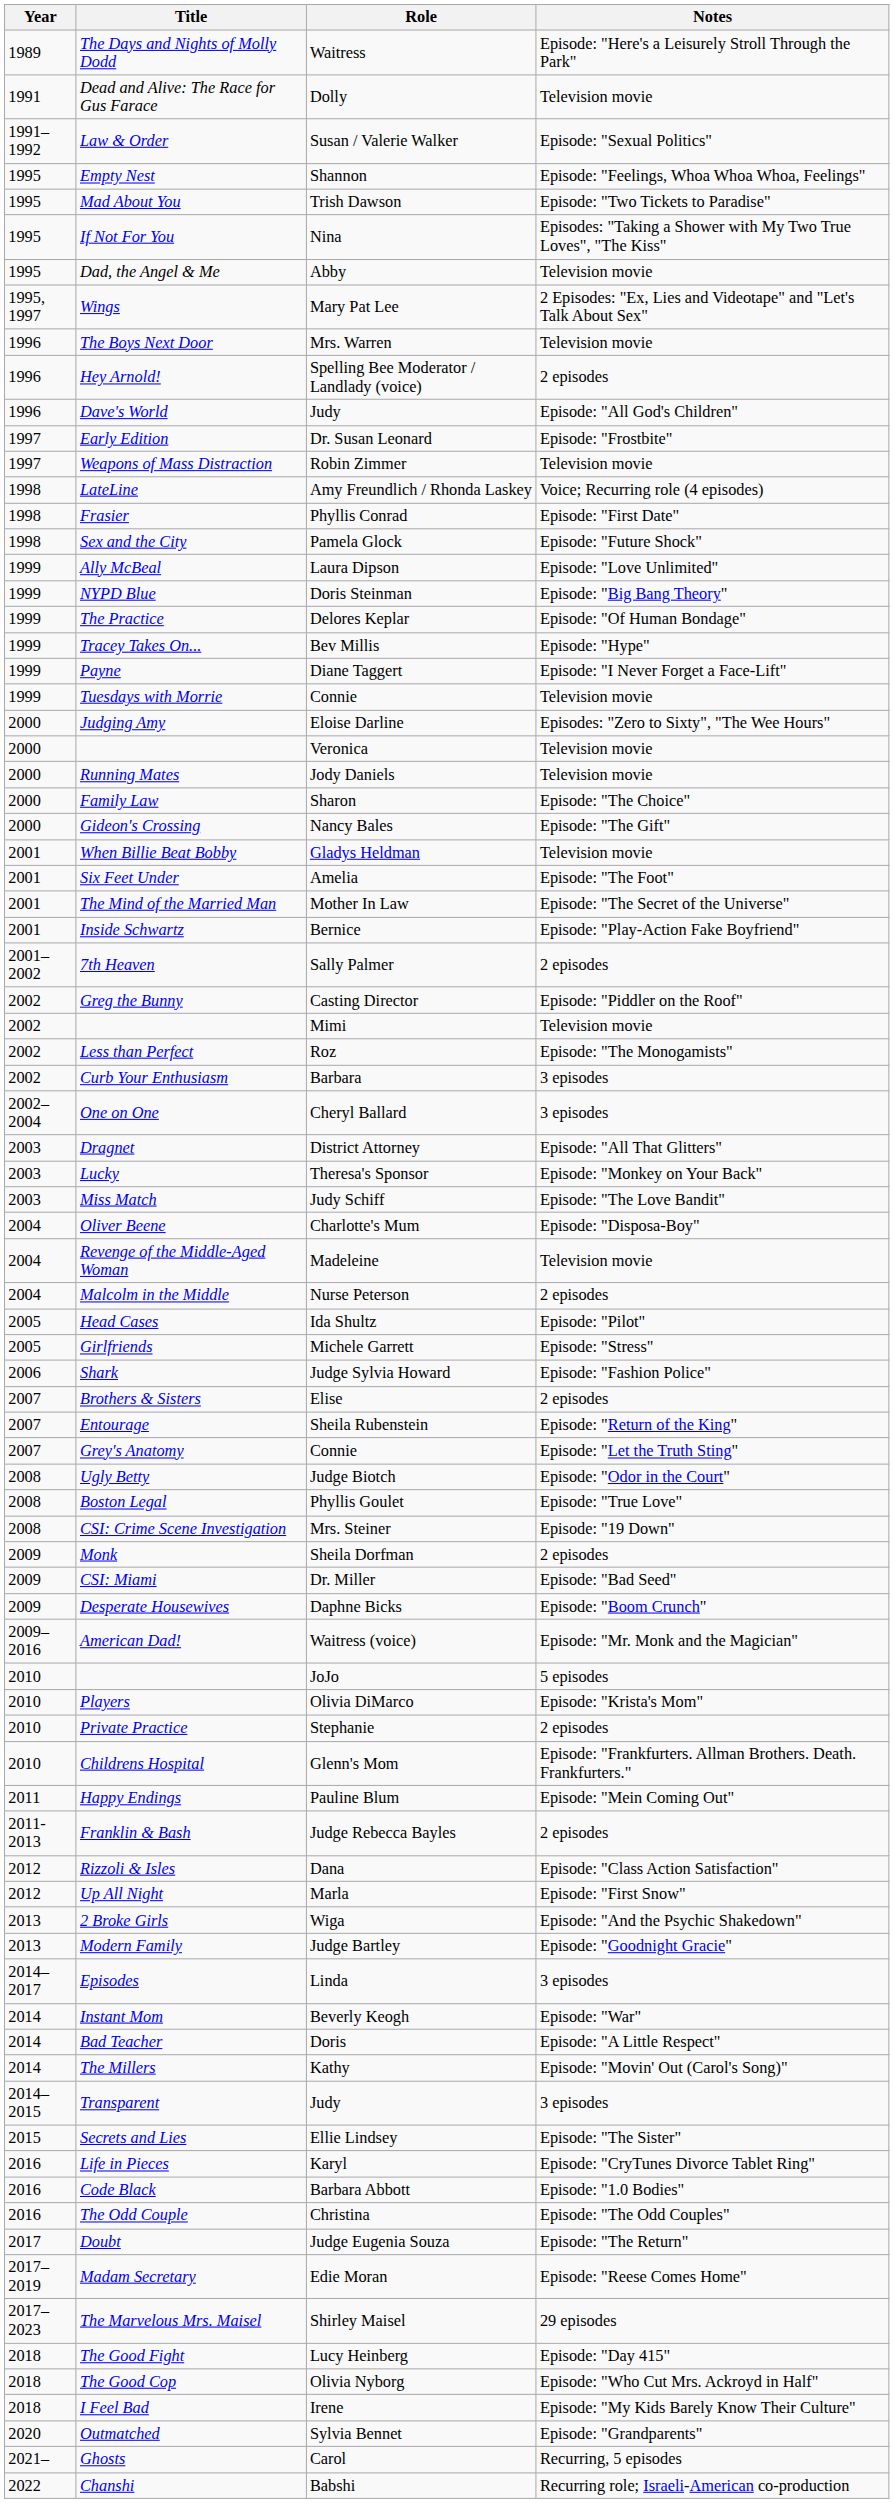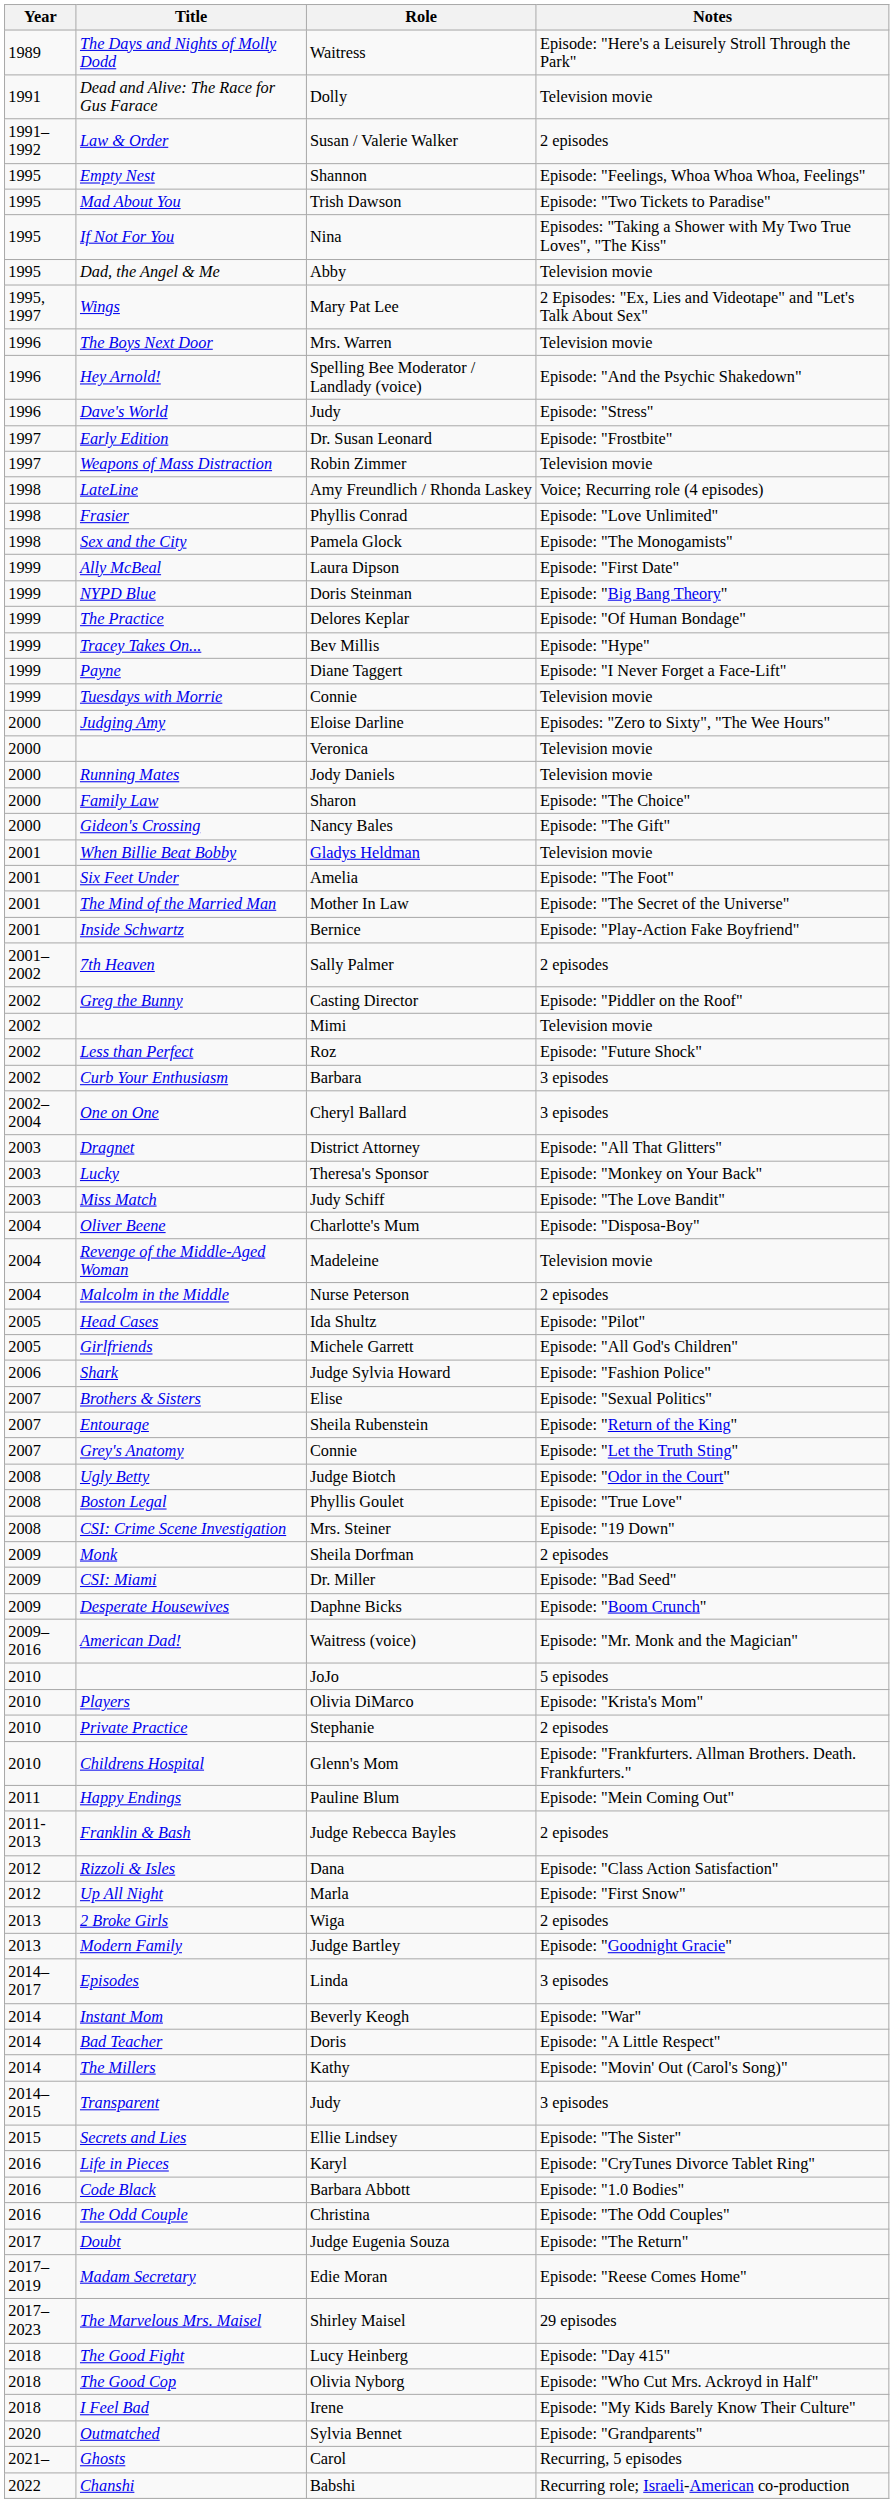(626, 140) Episode: "Sexual Politics" -> (574, 140) 2 episodes
(574, 377) 2 episodes -> (671, 377) Episode: "And the Psychic Shakedown"
(639, 412) Episode: "All God's Children" -> (597, 412) Episode: "Stress"
(610, 515) Episode: "First Date" -> (629, 515) Episode: "Love Unlimited"
(621, 541) Episode: "Future Shock" -> (636, 541) Episode: "The Monogamists"
(629, 567) Episode: "Love Unlimited" -> (610, 567) Episode: "First Date"
(636, 1051) Episode: "The Monogamists" -> (621, 1051) Episode: "Future Shock"
(597, 1347) Episode: "Stress" -> (639, 1347) Episode: "All God's Children"
(574, 1399) 2 episodes -> (626, 1399) Episode: "Sexual Politics"
(671, 1920) Episode: "And the Psychic Shakedown" -> (574, 1920) 2 episodes
